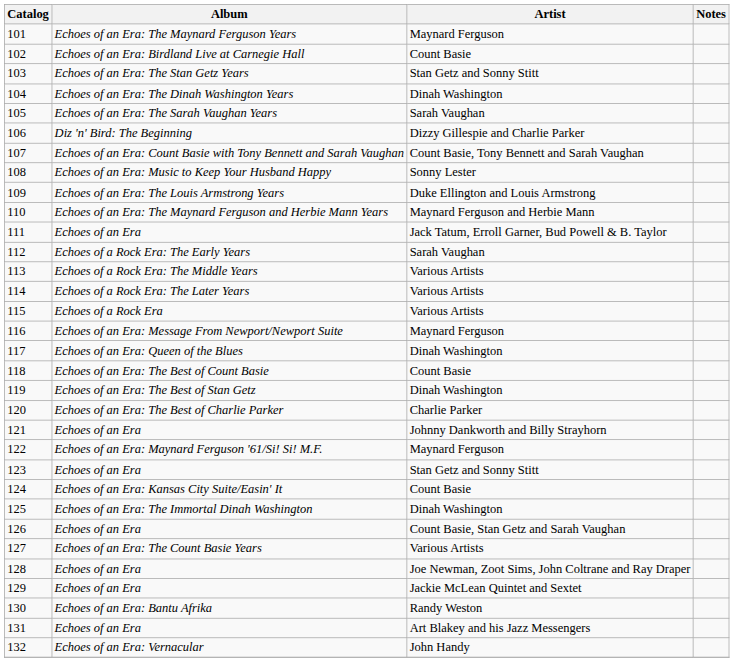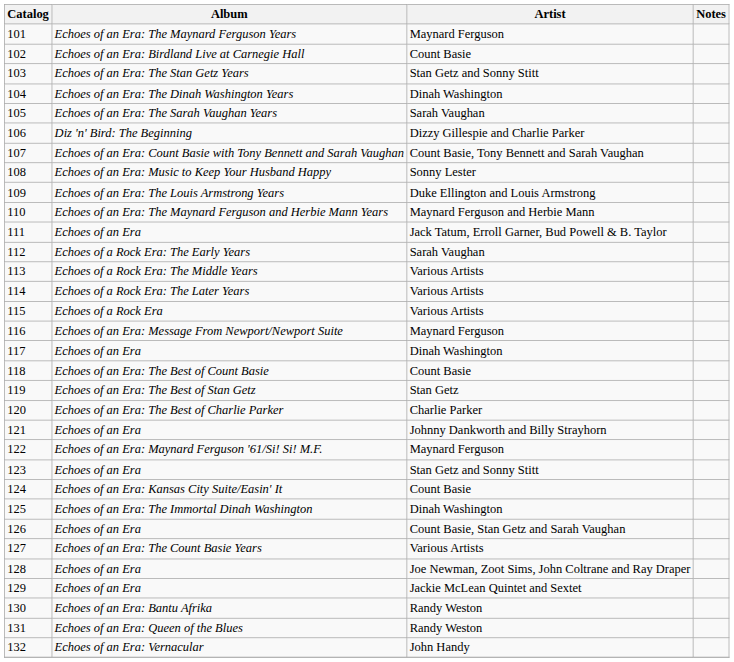(149, 350) Echoes of an Era: Queen of the Blues -> (98, 350) Echoes of an Era
(456, 390) Dinah Washington -> (434, 390) Stan Getz
(98, 627) Echoes of an Era -> (149, 627) Echoes of an Era: Queen of the Blues
(500, 627) Art Blakey and his Jazz Messengers -> (446, 627) Randy Weston
